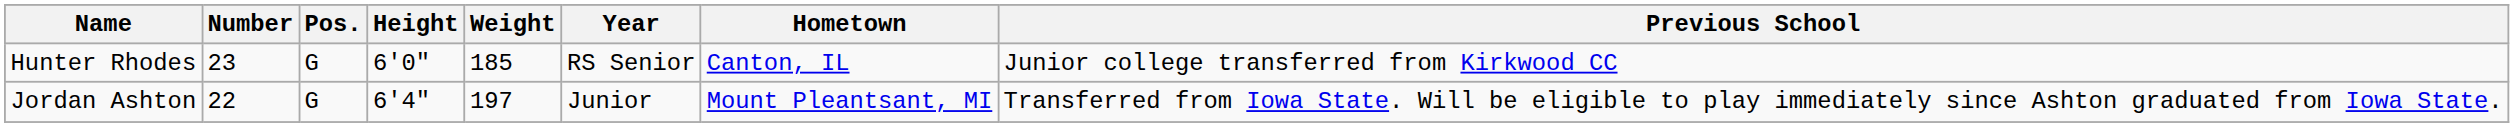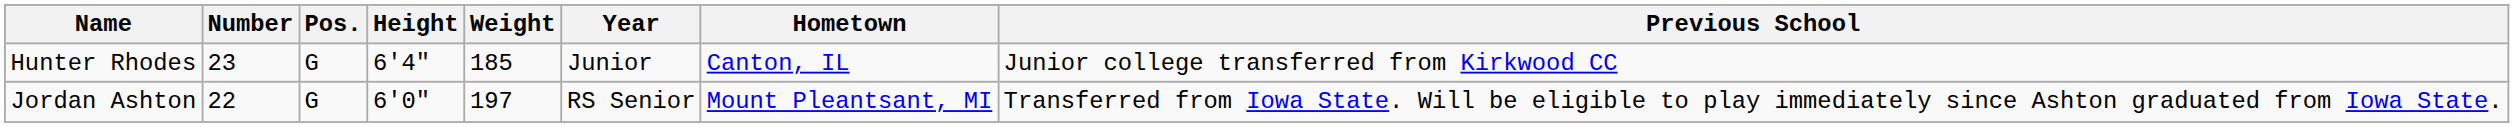(402, 63) 6'0" -> (402, 63) 6'4"
(631, 63) RS Senior -> (610, 63) Junior
(402, 102) 6'4" -> (402, 102) 6'0"
(610, 102) Junior -> (631, 102) RS Senior
